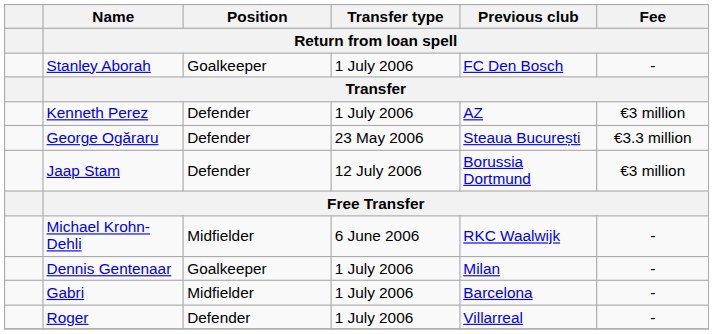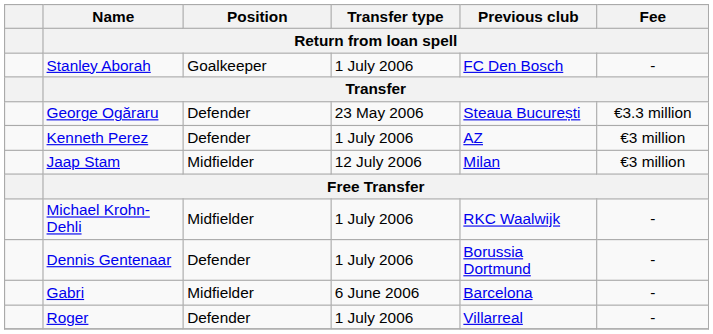rows swapped: (103, 137) <-> (97, 113)
(219, 170) Defender -> (221, 162) Midfielder
(497, 170) Borussia Dortmund -> (482, 162) Milan
(377, 235) 6 June 2006 -> (374, 219) 1 July 2006
(227, 268) Goalkeeper -> (219, 260) Defender
(482, 268) Milan -> (497, 260) Borussia Dortmund
(374, 292) 1 July 2006 -> (377, 292) 6 June 2006
